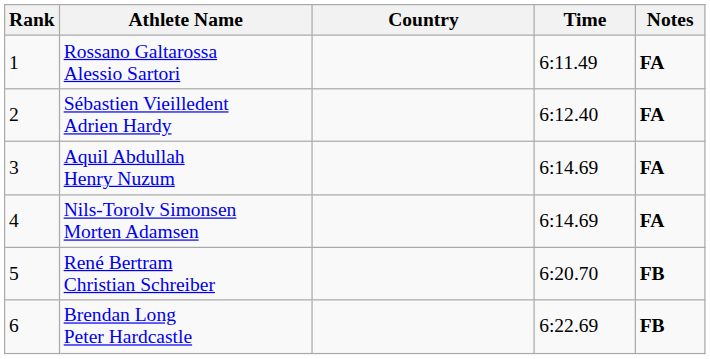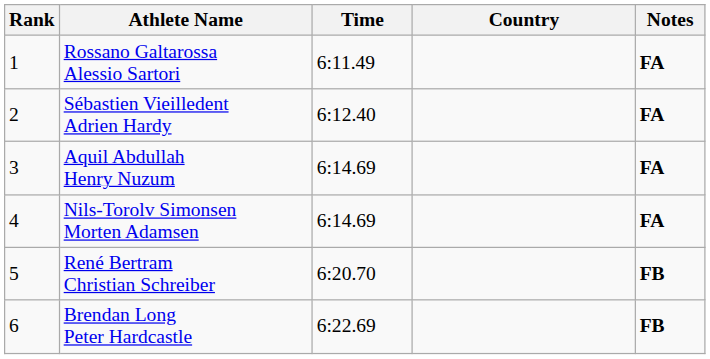columns swapped: (423, 19) <-> (585, 19)
